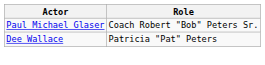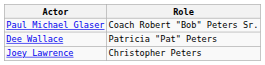+ row: (40, 53)
